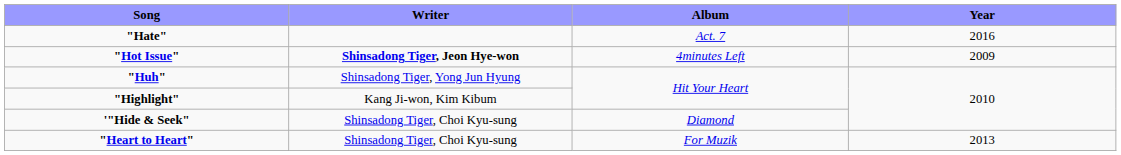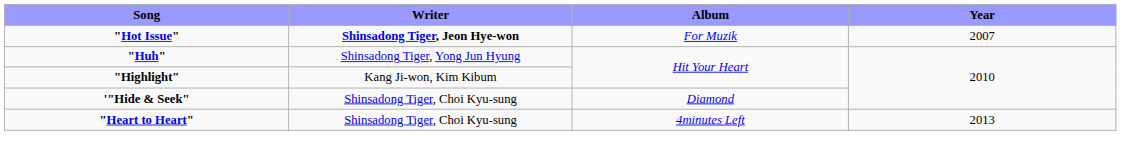- row: (147, 35)
(710, 56) 4minutes Left -> (710, 35) For Muzik
(982, 56) 2009 -> (982, 35) 2007
(710, 140) For Muzik -> (710, 119) 4minutes Left
